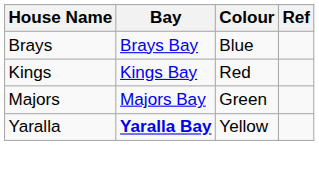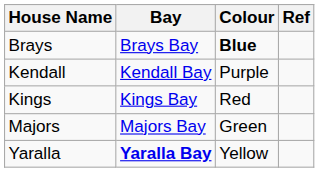(236, 45) normal -> (238, 45) bold
+ row: (37, 72)
